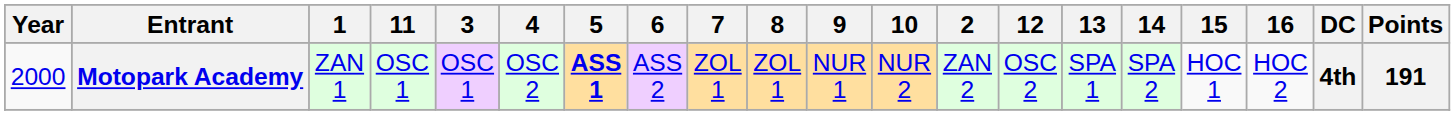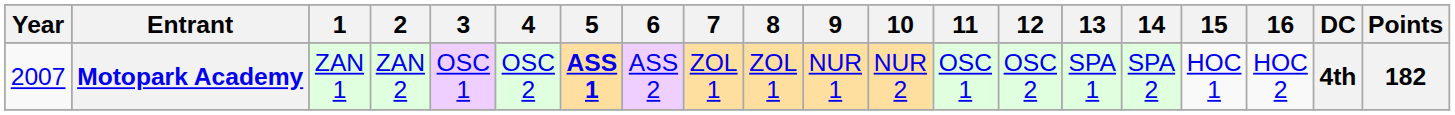columns swapped: (967, 24) <-> (402, 24)
(38, 76) 2000 -> (38, 76) 2007
(1406, 76) 191 -> (1406, 76) 182
